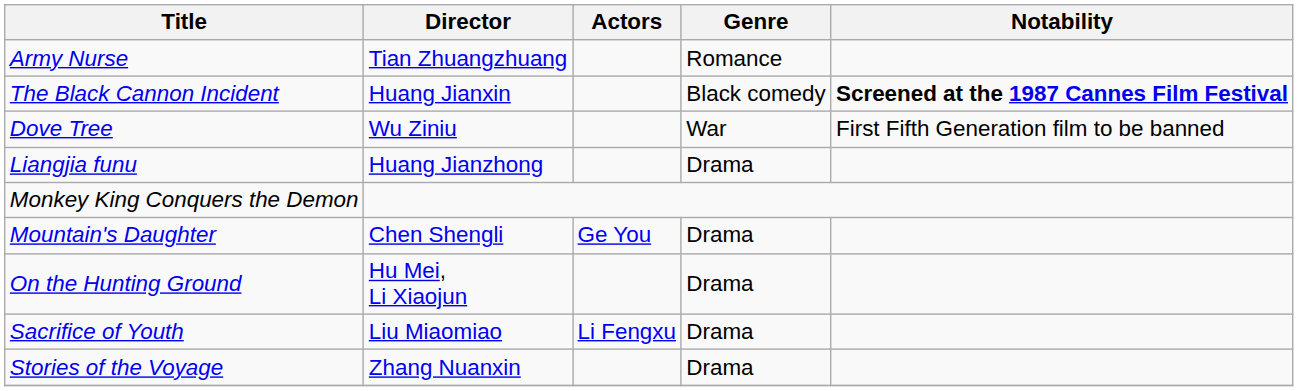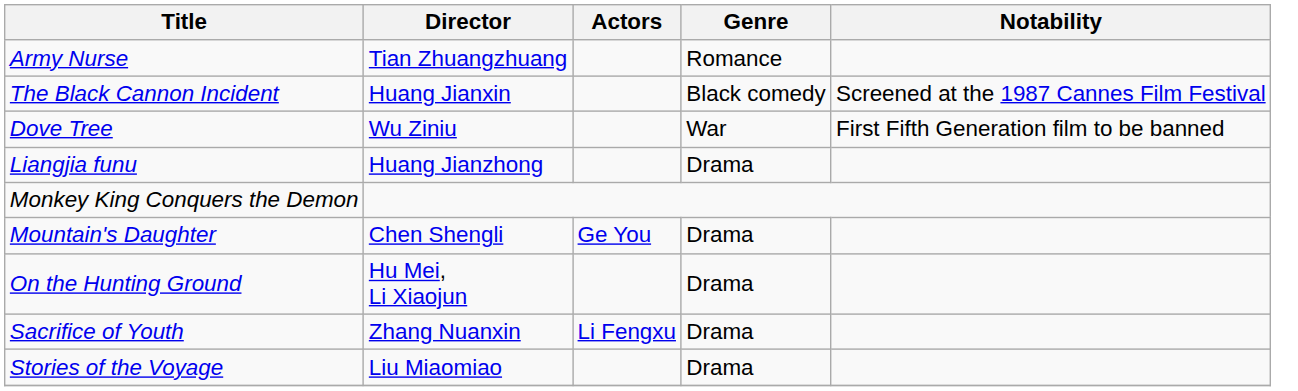(1062, 93) bold -> (1051, 93) normal
(435, 331) Liu Miaomiao -> (445, 331) Zhang Nuanxin
(445, 367) Zhang Nuanxin -> (435, 367) Liu Miaomiao
